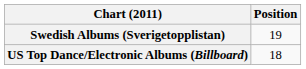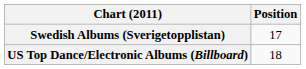(276, 34) 19 -> (276, 34) 17
